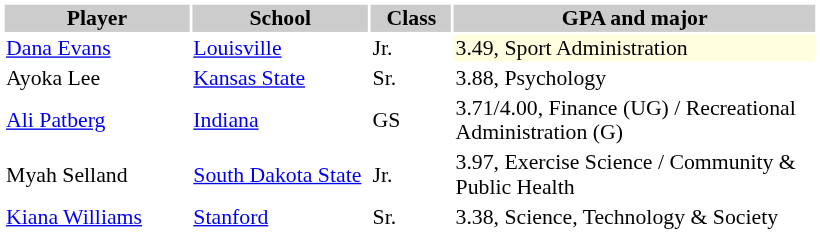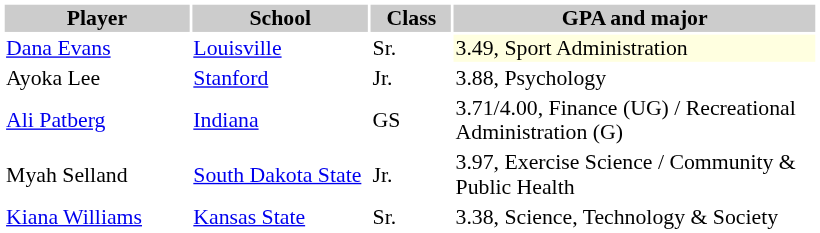(383, 48) Jr. -> (384, 48) Sr.
(249, 77) Kansas State -> (231, 77) Stanford
(384, 77) Sr. -> (383, 77) Jr.
(231, 216) Stanford -> (249, 216) Kansas State
